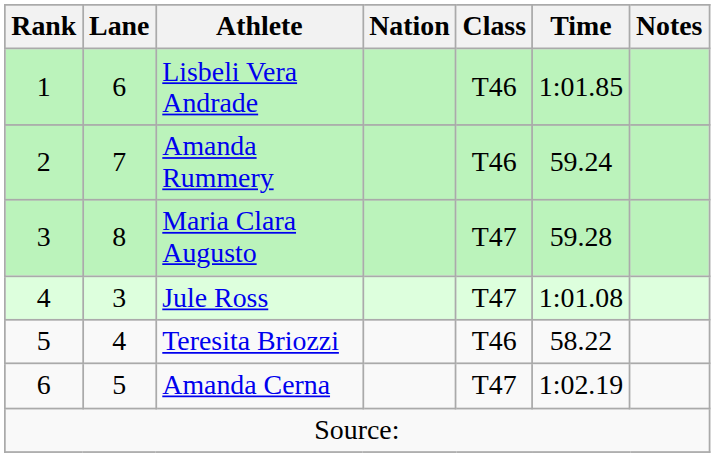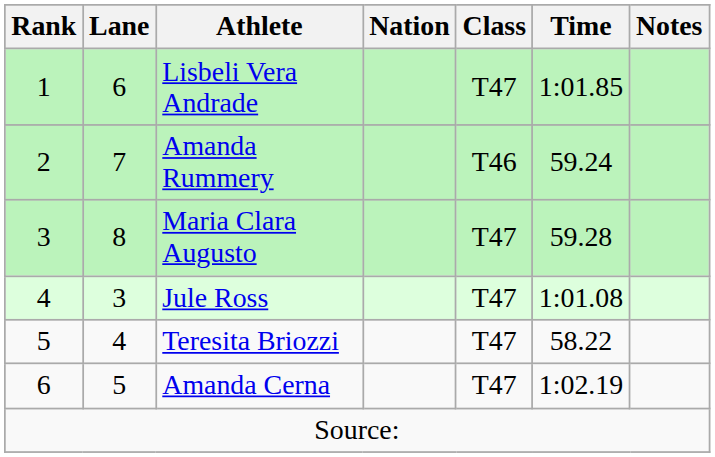(494, 86) T46 -> (494, 86) T47
(494, 341) T46 -> (494, 341) T47
